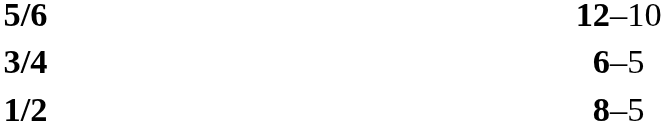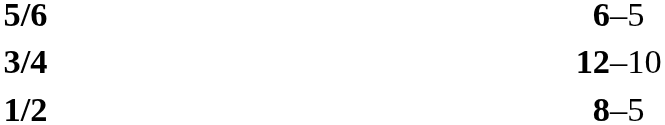(619, 14) 12–10 -> (619, 14) 6–5
(619, 62) 6–5 -> (619, 62) 12–10
